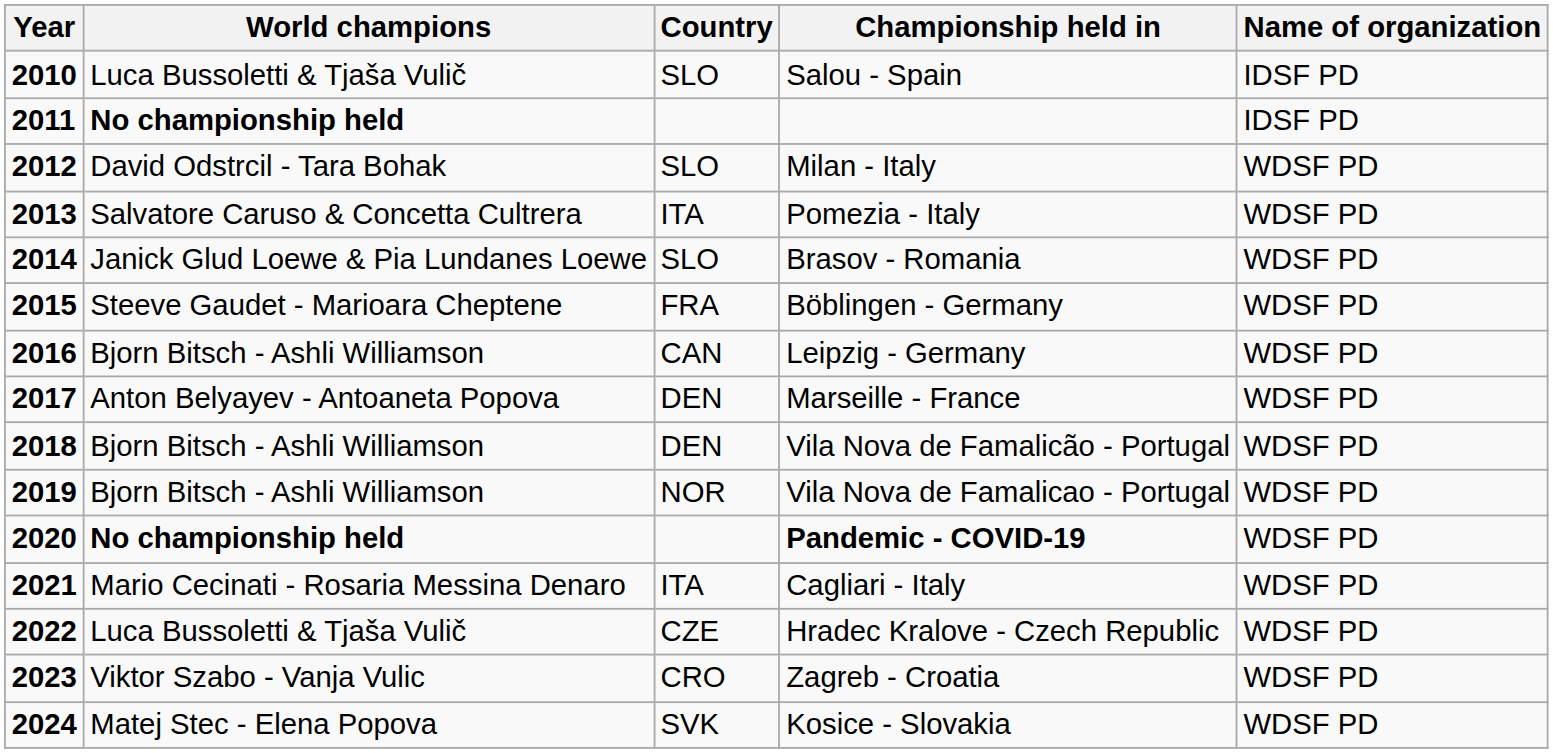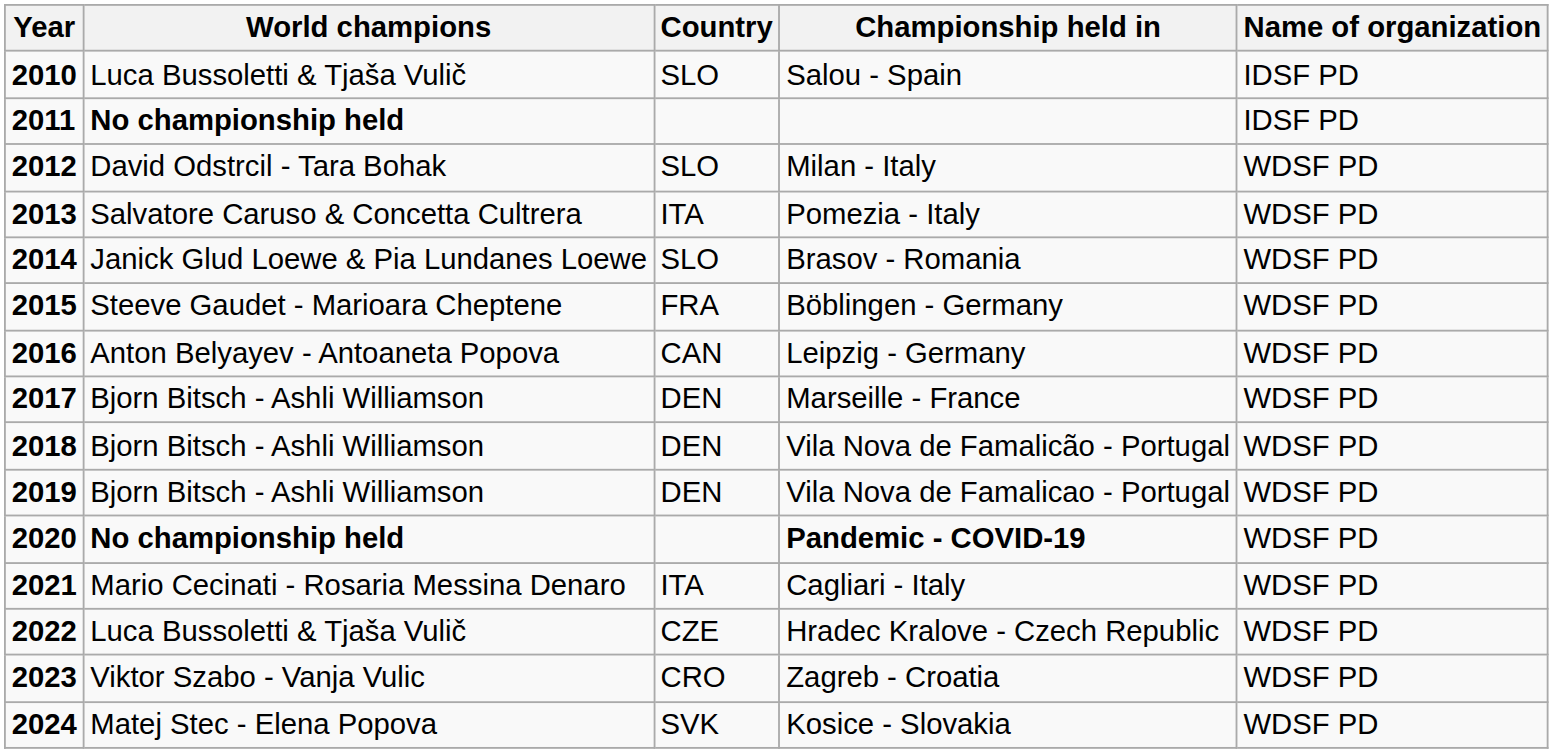(287, 352) Bjorn Bitsch - Ashli Williamson -> (325, 352) Anton Belyayev - Antoaneta Popova
(325, 399) Anton Belyayev - Antoaneta Popova -> (287, 399) Bjorn Bitsch - Ashli Williamson
(693, 492) NOR -> (691, 492) DEN
